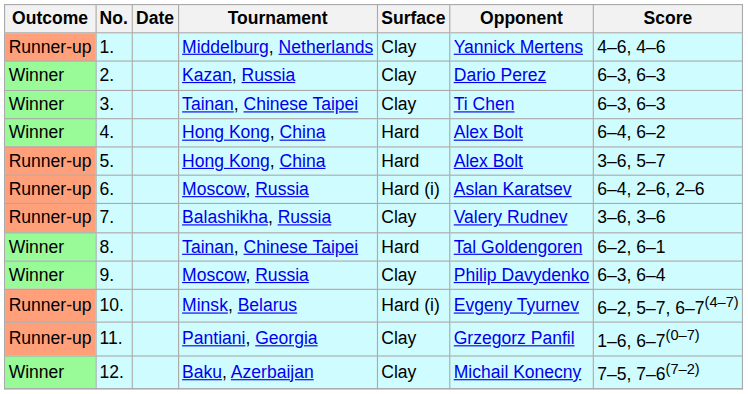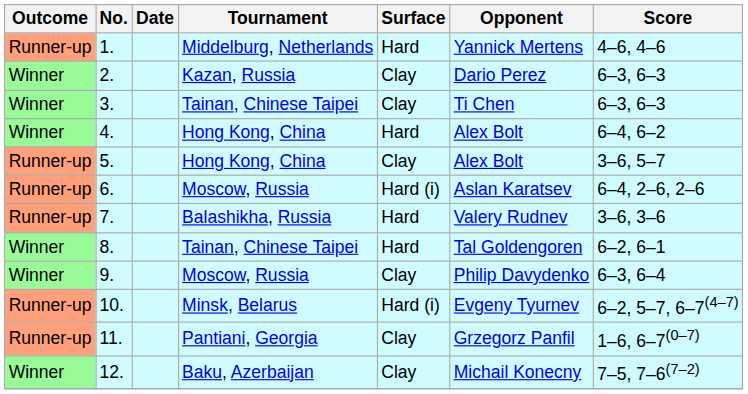(399, 46) Clay -> (400, 46) Hard
(400, 160) Hard -> (399, 160) Clay
(399, 217) Clay -> (400, 217) Hard
